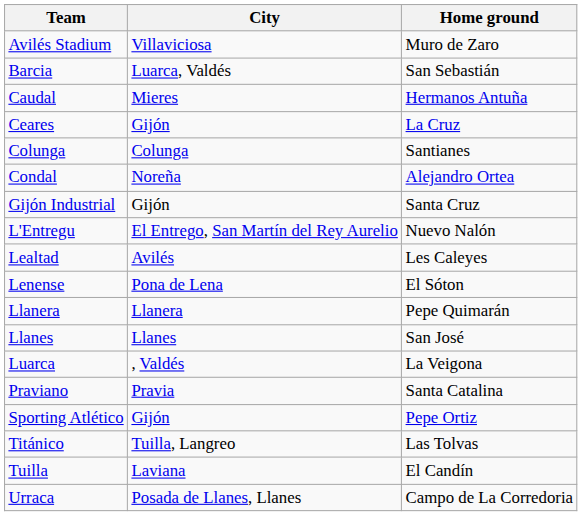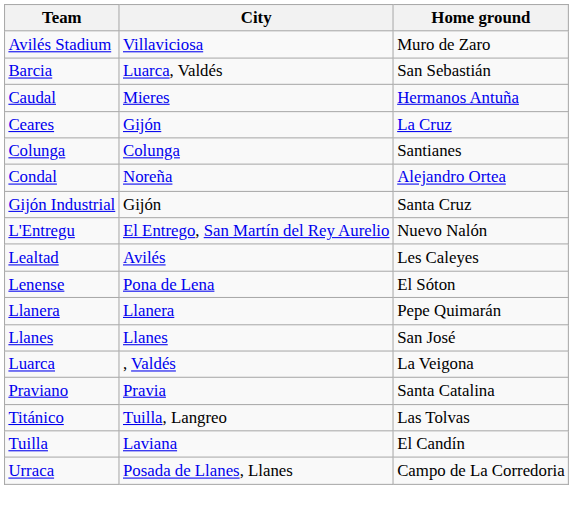- row: (66, 417)
